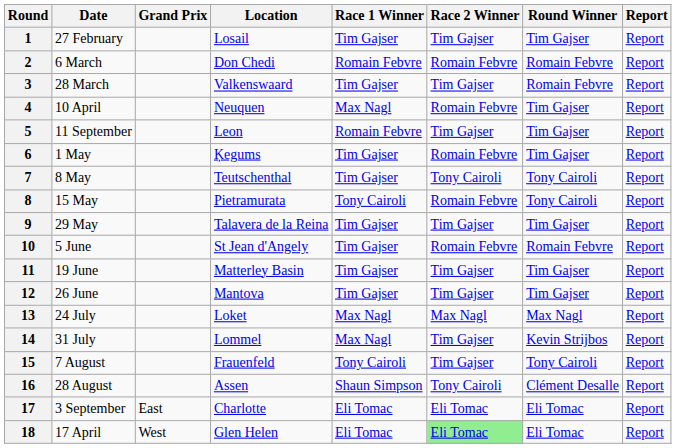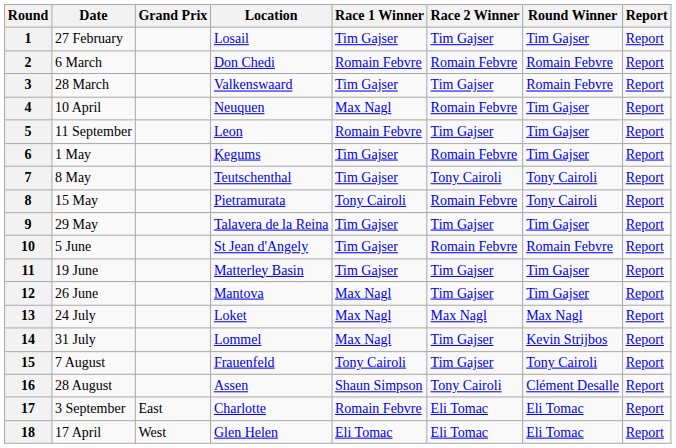(366, 292) Tim Gajser -> (363, 292) Max Nagl
(364, 408) Eli Tomac -> (378, 408) Romain Febvre
(459, 431) lightgreen background -> (459, 431) no background
